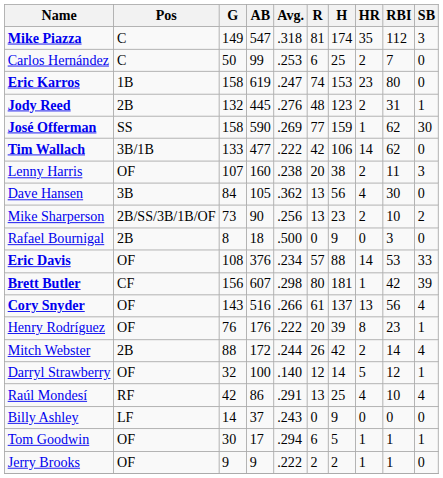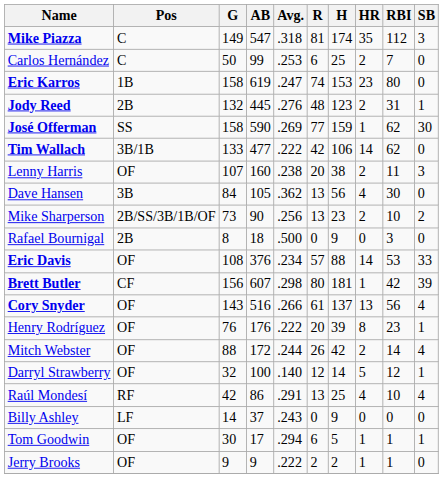(125, 350) 2B -> (126, 350) OF
